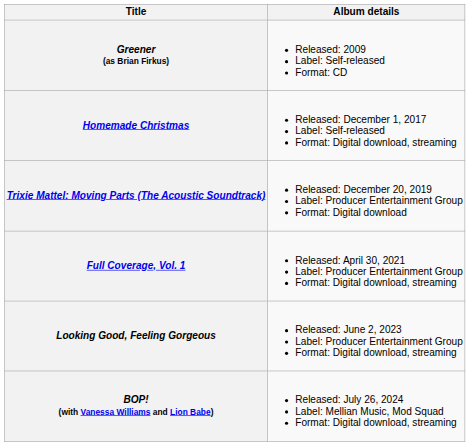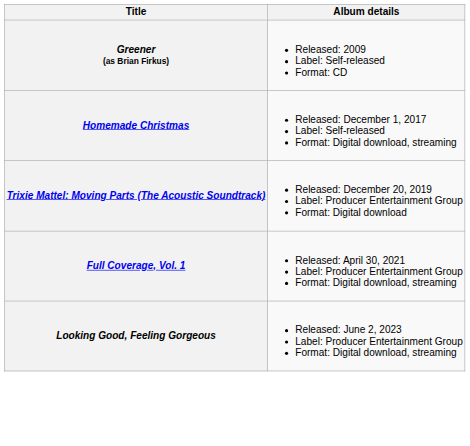- row: (136, 406)
